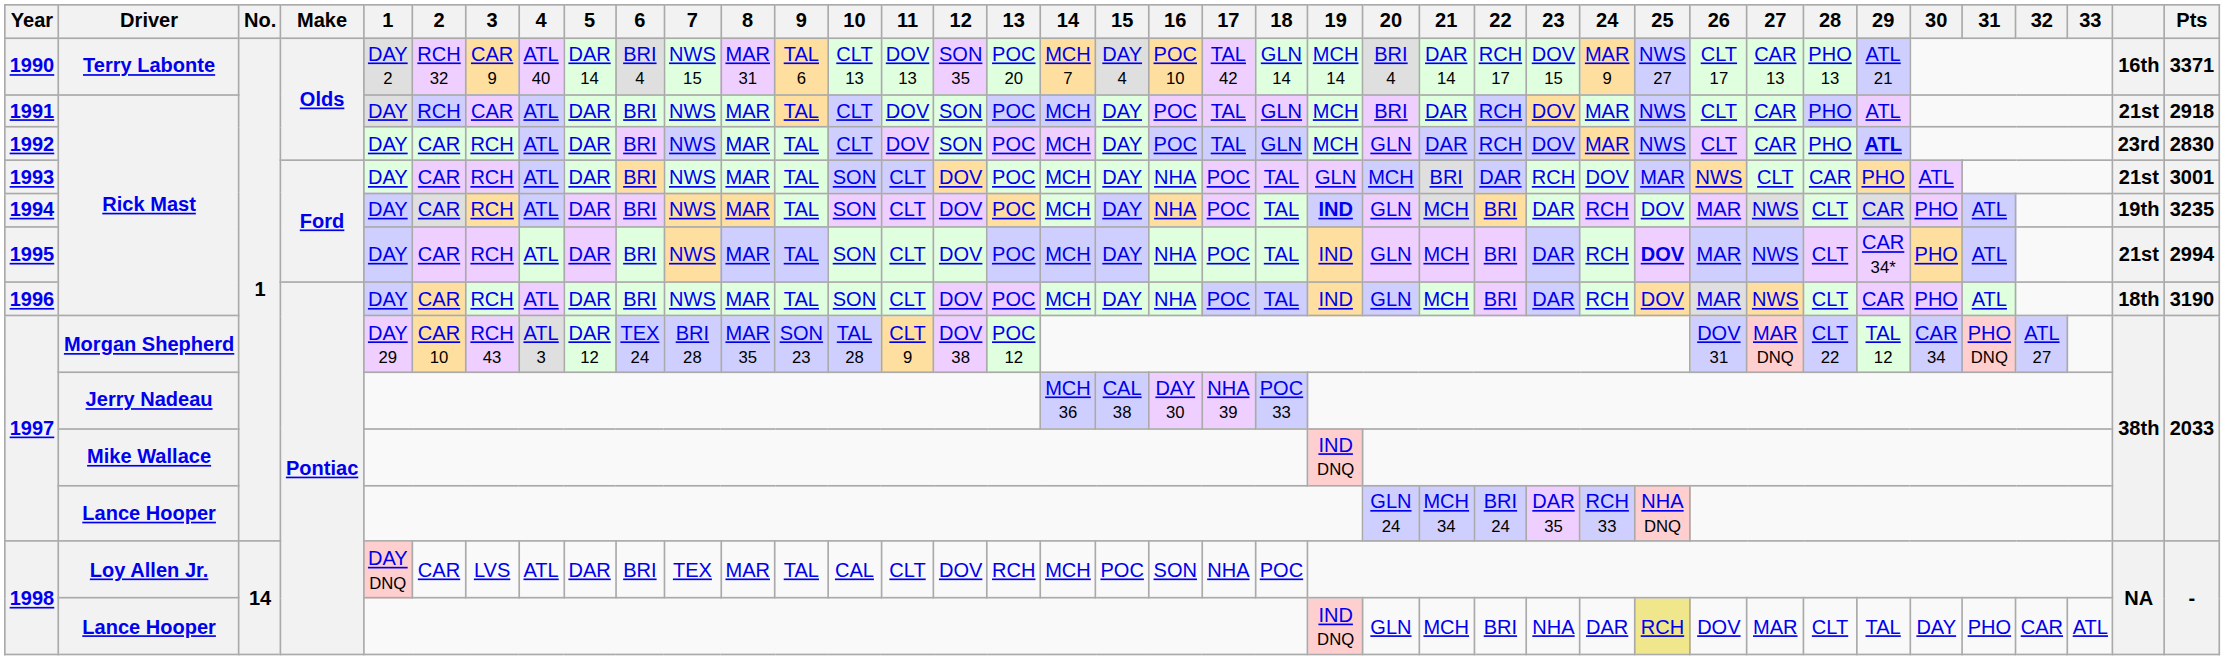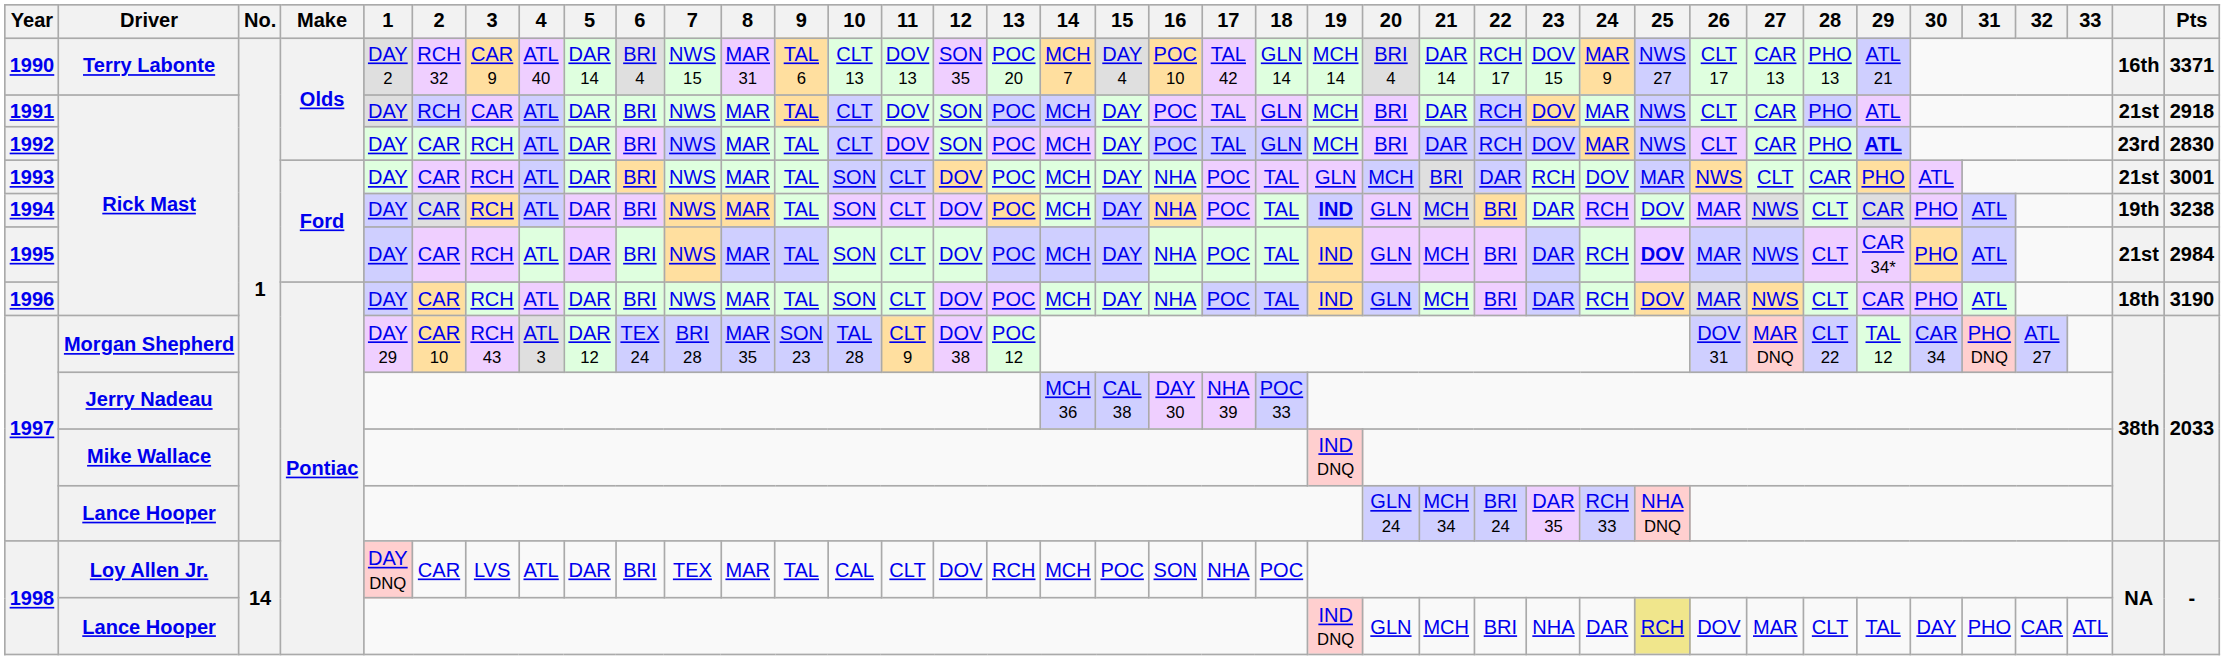(1391, 144) GLN -> (1391, 144) BRI
(2192, 210) 3235 -> (2192, 210) 3238
(2192, 255) 2994 -> (2192, 255) 2984
